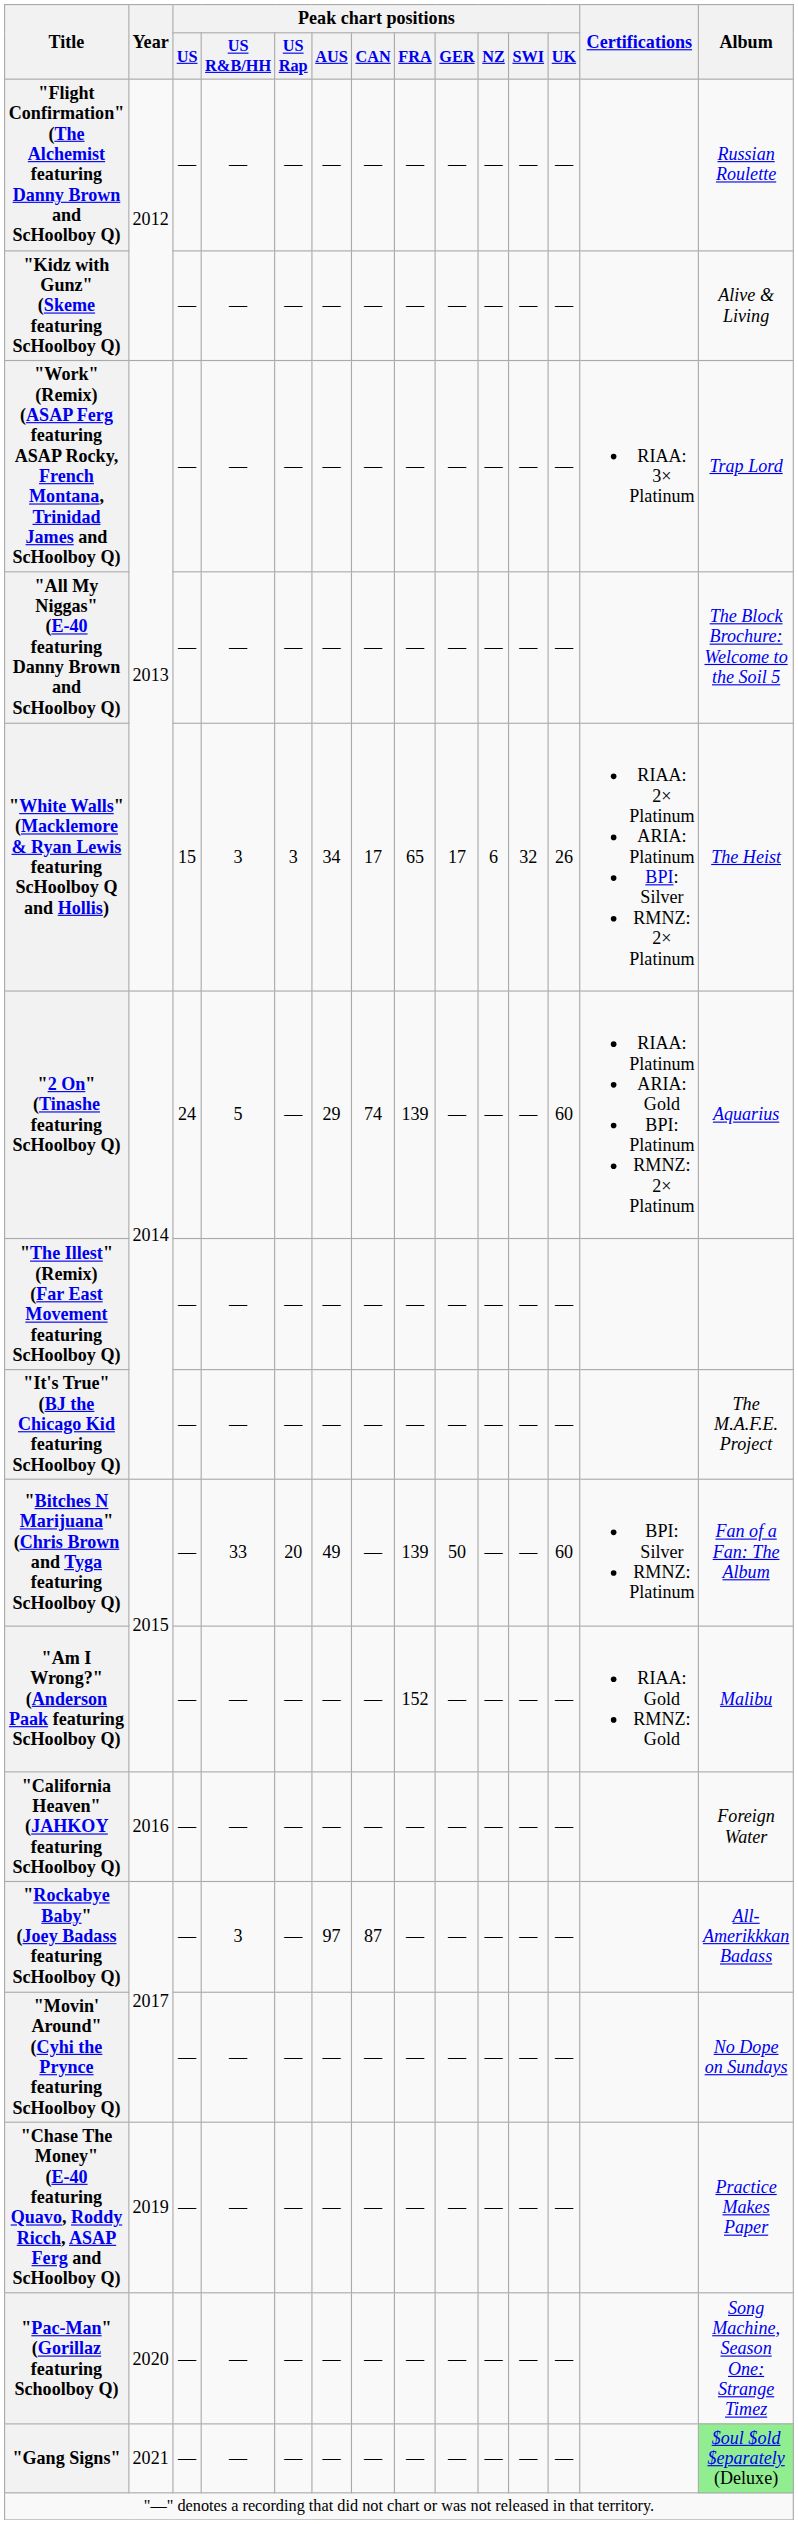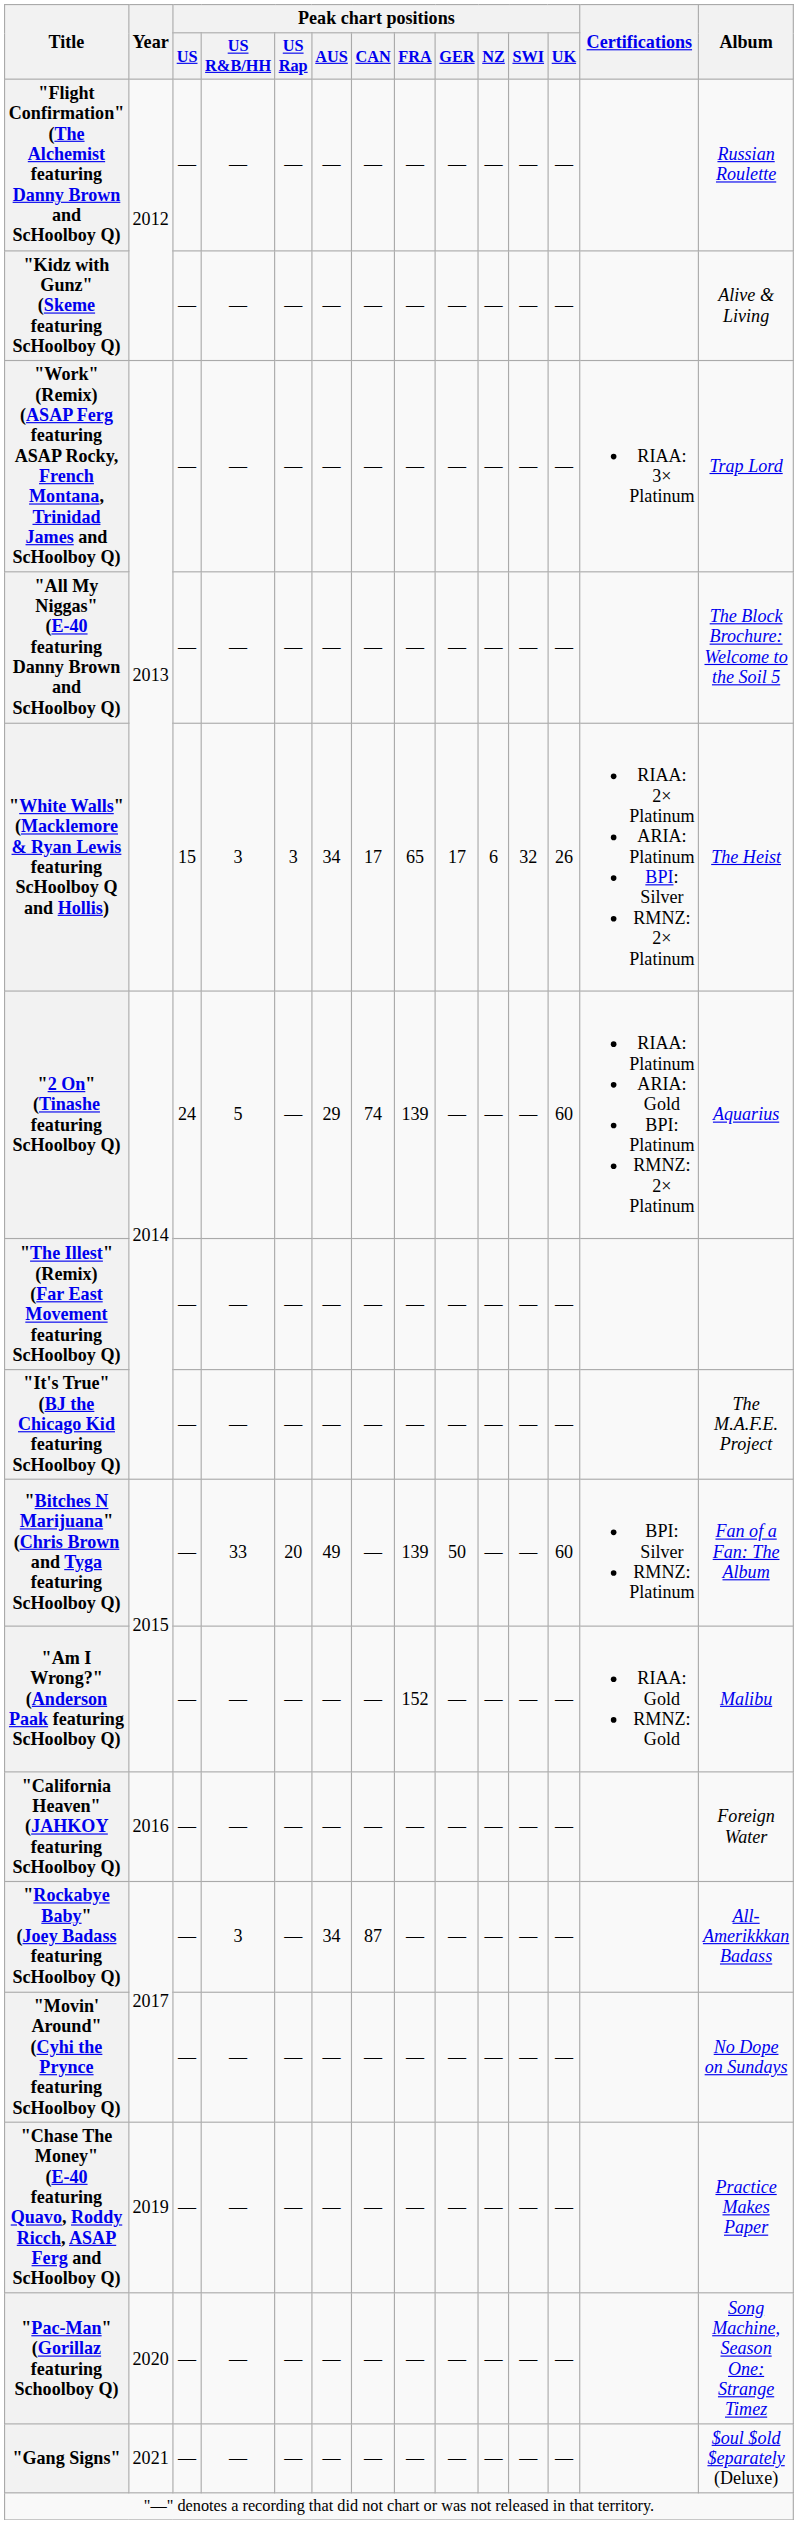(332, 1936) 97 -> (332, 1936) 34
(746, 2458) lightgreen background -> (746, 2458) no background
